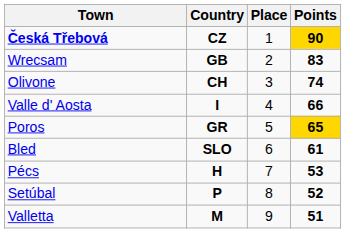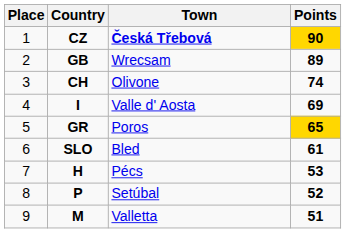columns swapped: (269, 15) <-> (96, 15)
(315, 60) 83 -> (315, 60) 89
(315, 104) 66 -> (315, 104) 69
